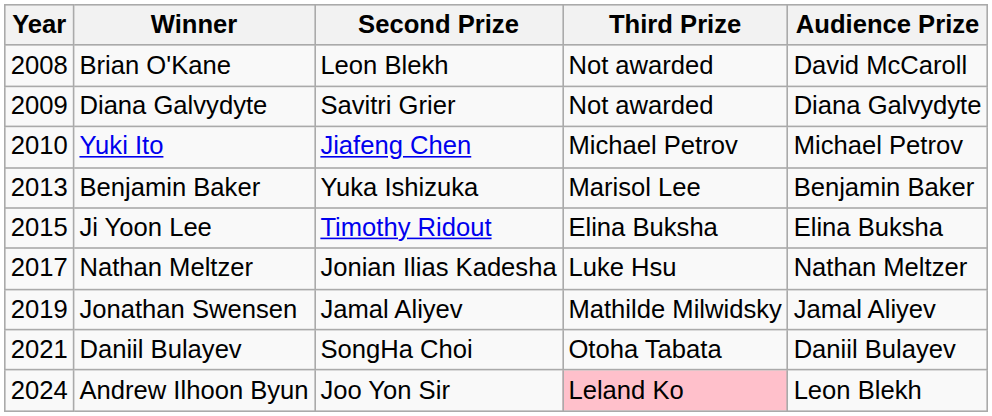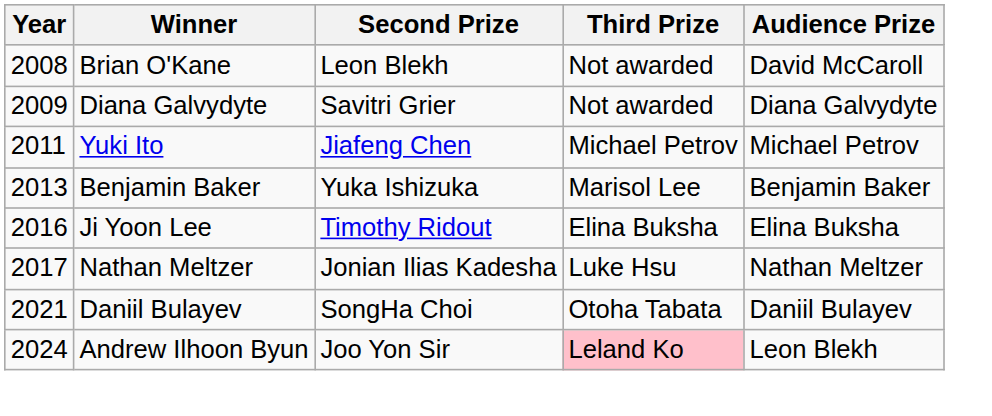(39, 146) 2010 -> (38, 146) 2011
(39, 227) 2015 -> (39, 227) 2016
- row: (188, 308)
